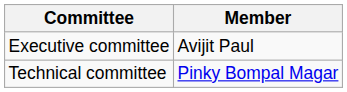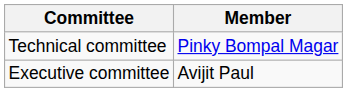rows swapped: (89, 45) <-> (88, 73)
